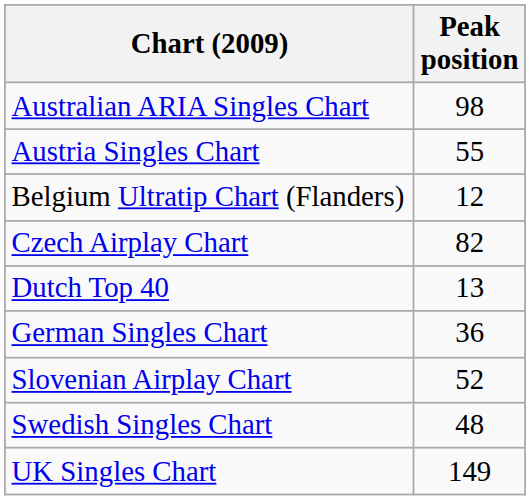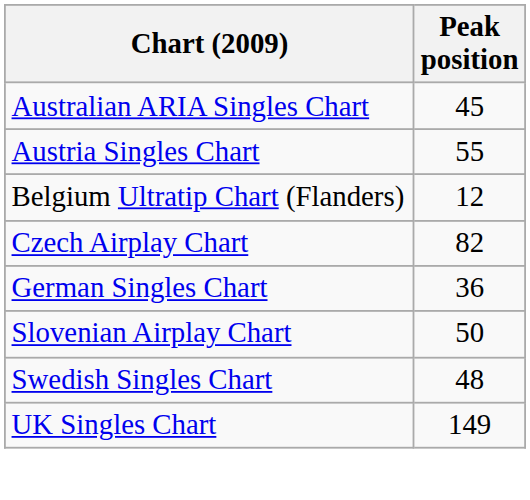(470, 105) 98 -> (470, 105) 45
- row: (90, 288)
(470, 379) 52 -> (470, 333) 50
